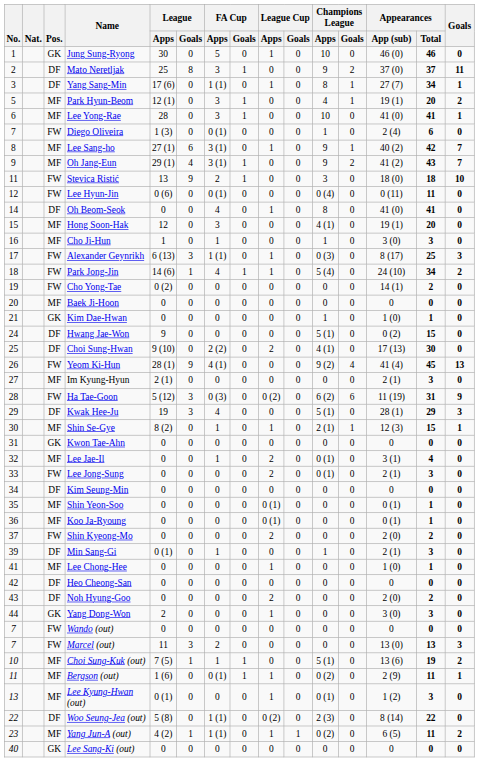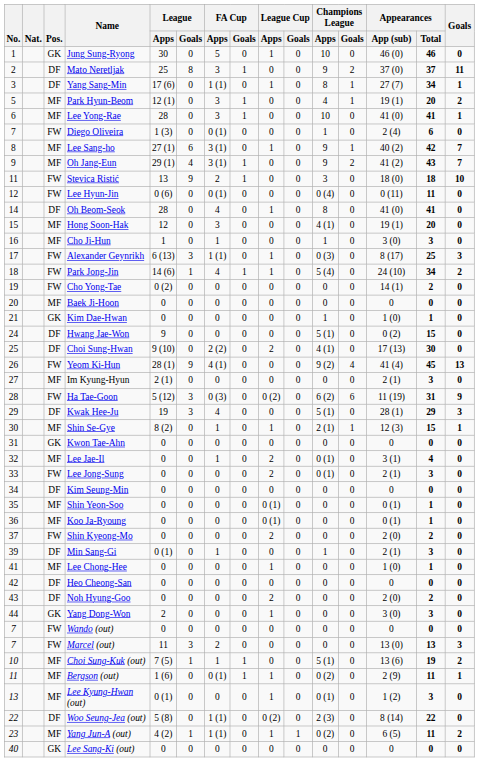(163, 210) 0 -> (163, 210) 28
